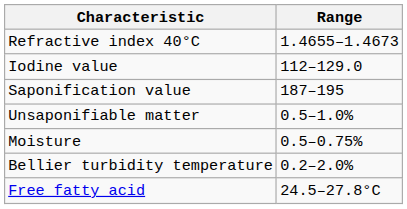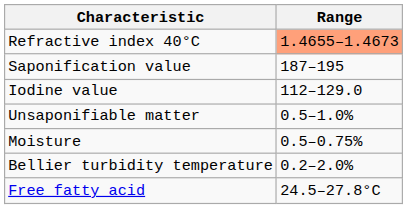(339, 42) no background -> (339, 42) lightsalmon background
rows swapped: (99, 91) <-> (63, 67)
